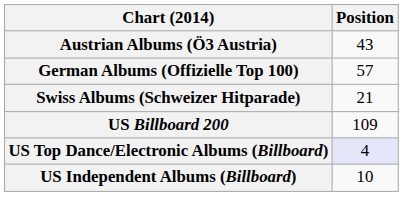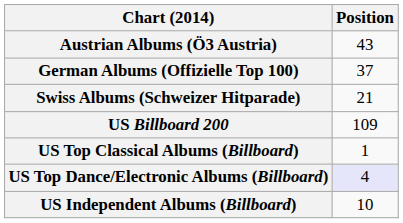(365, 71) 57 -> (365, 71) 37
+ row: (168, 151)
